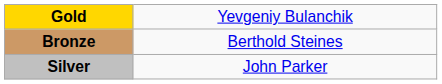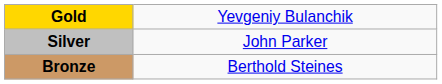rows swapped: (69, 66) <-> (69, 41)
